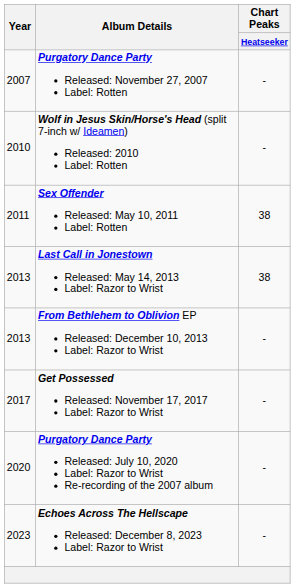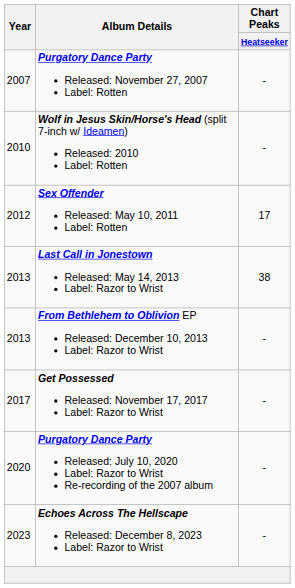(18, 215) 2011 -> (19, 215) 2012
(264, 215) 38 -> (264, 215) 17
